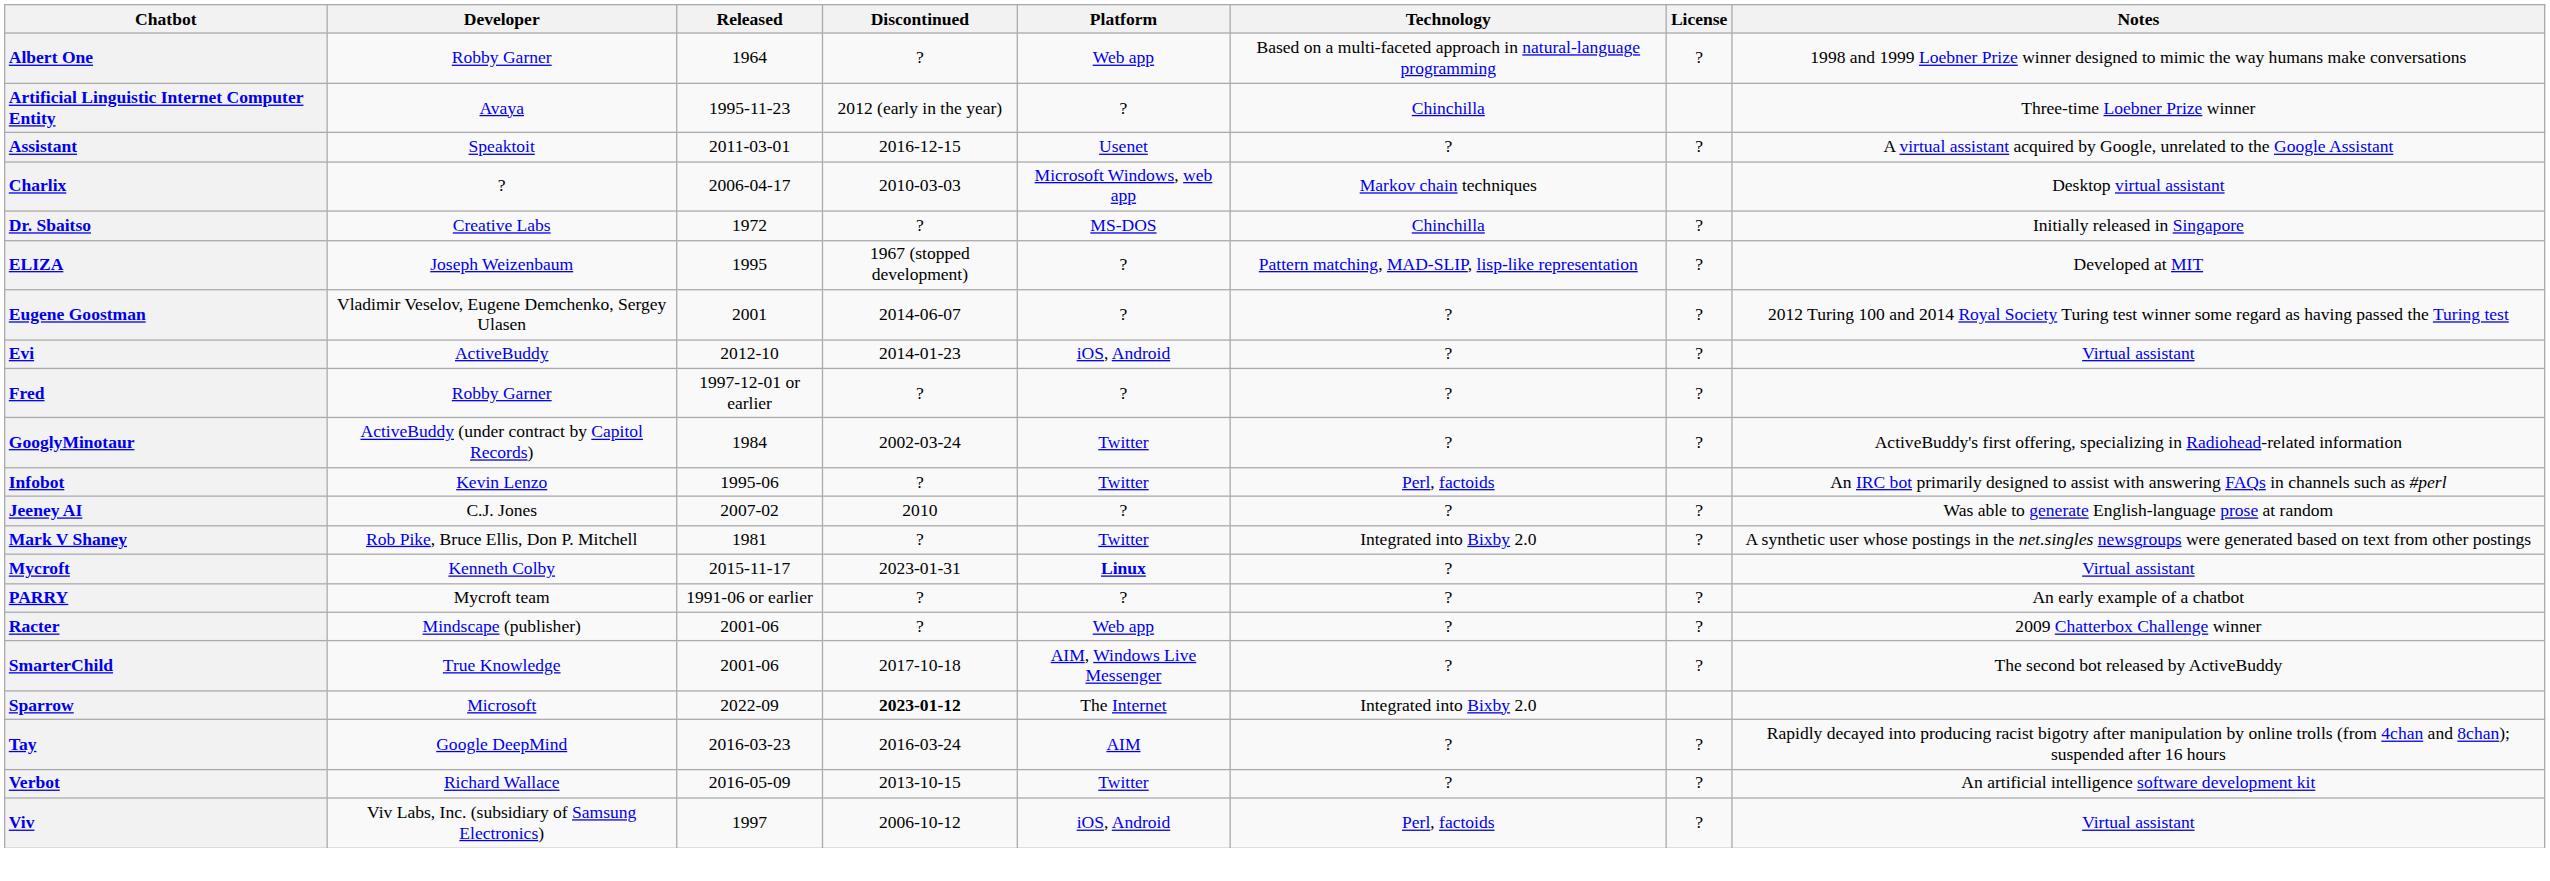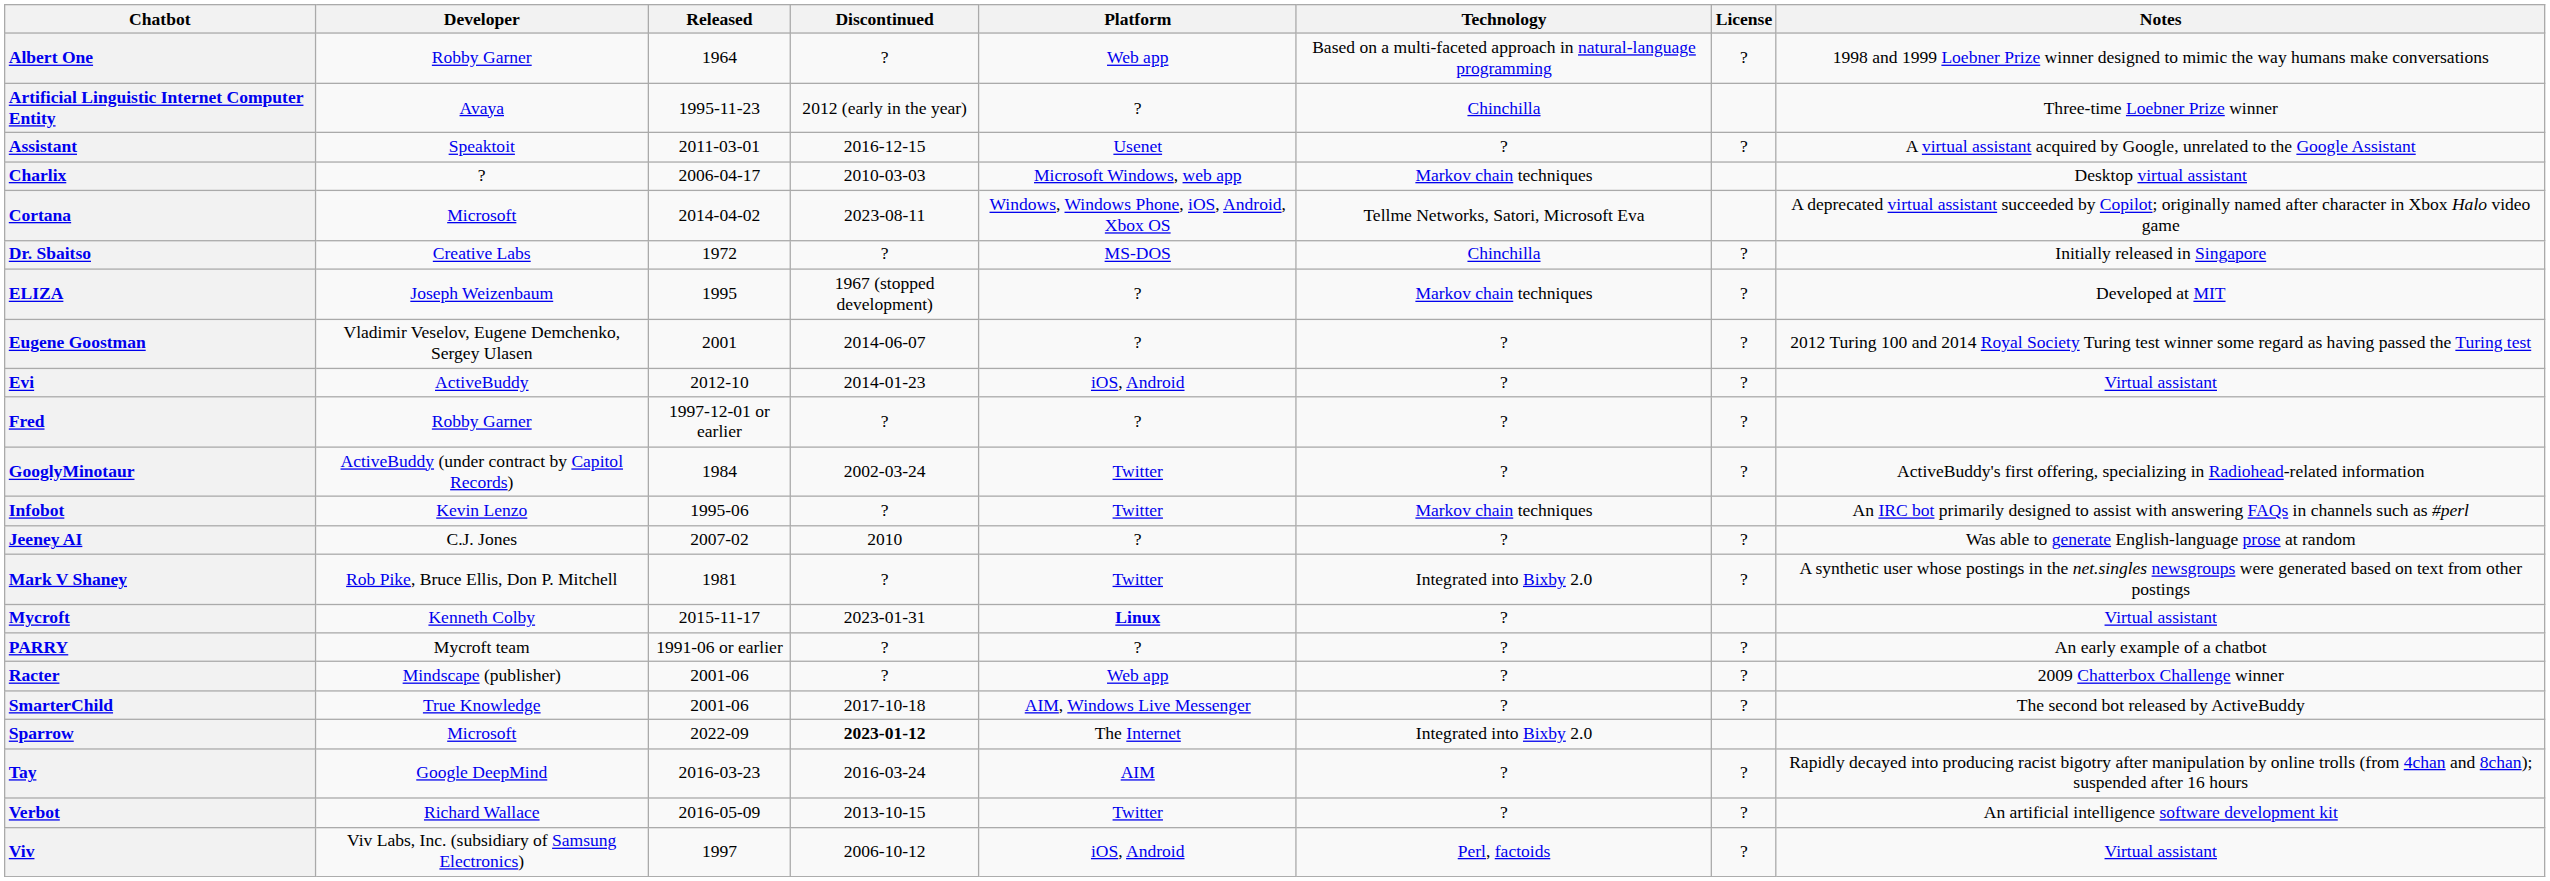+ row: (40, 214)
(1448, 264) Pattern matching, MAD-SLIP, lisp-like representation -> (1504, 293) Markov chain techniques
(1448, 481) Perl, factoids -> (1504, 510) Markov chain techniques
